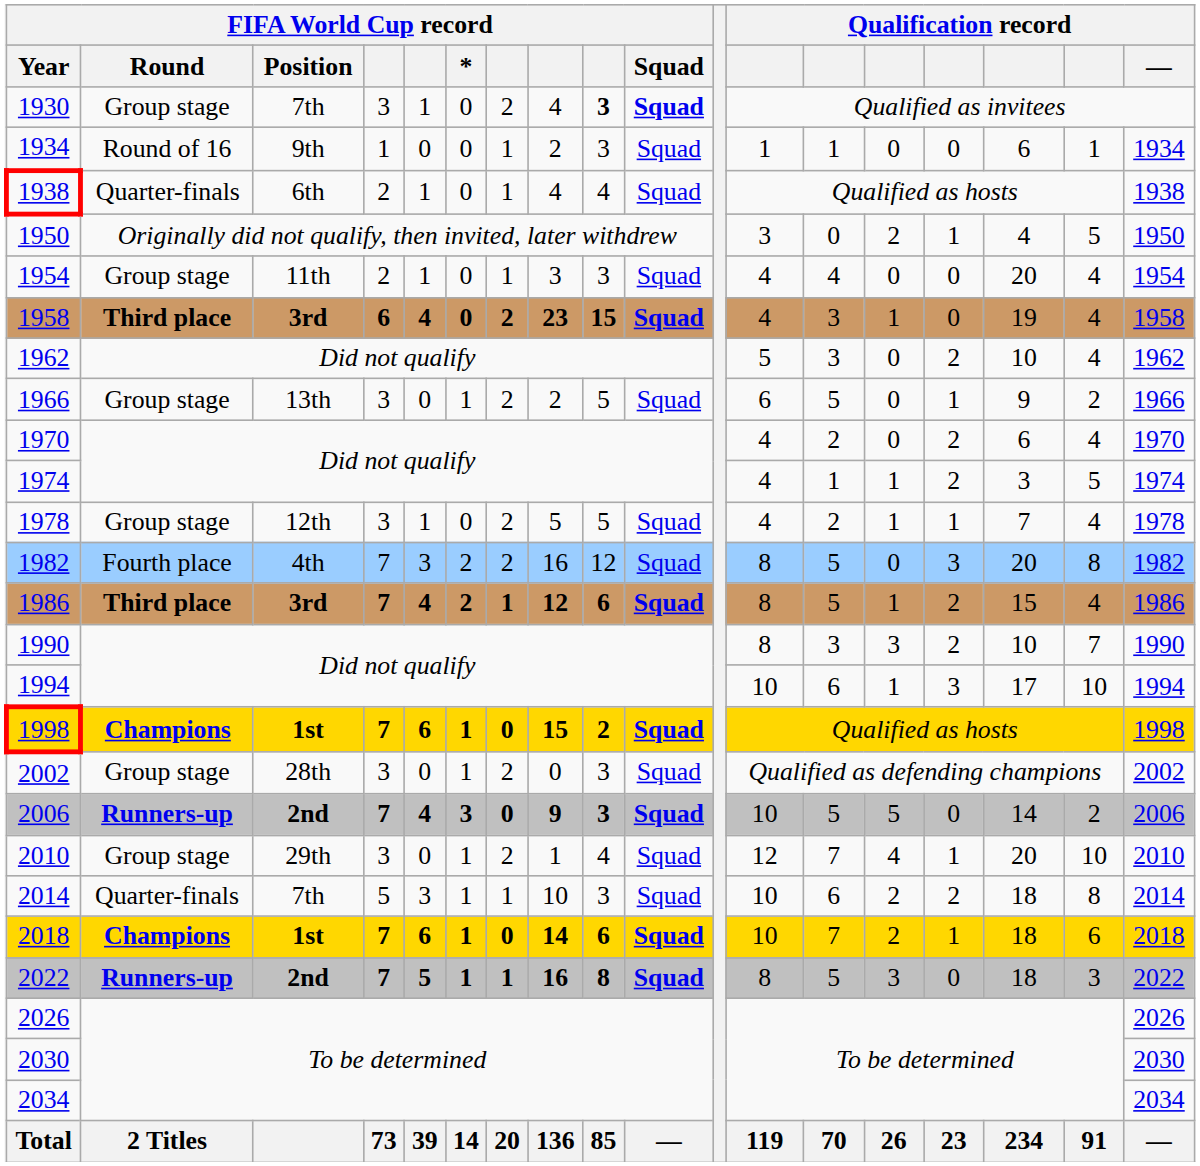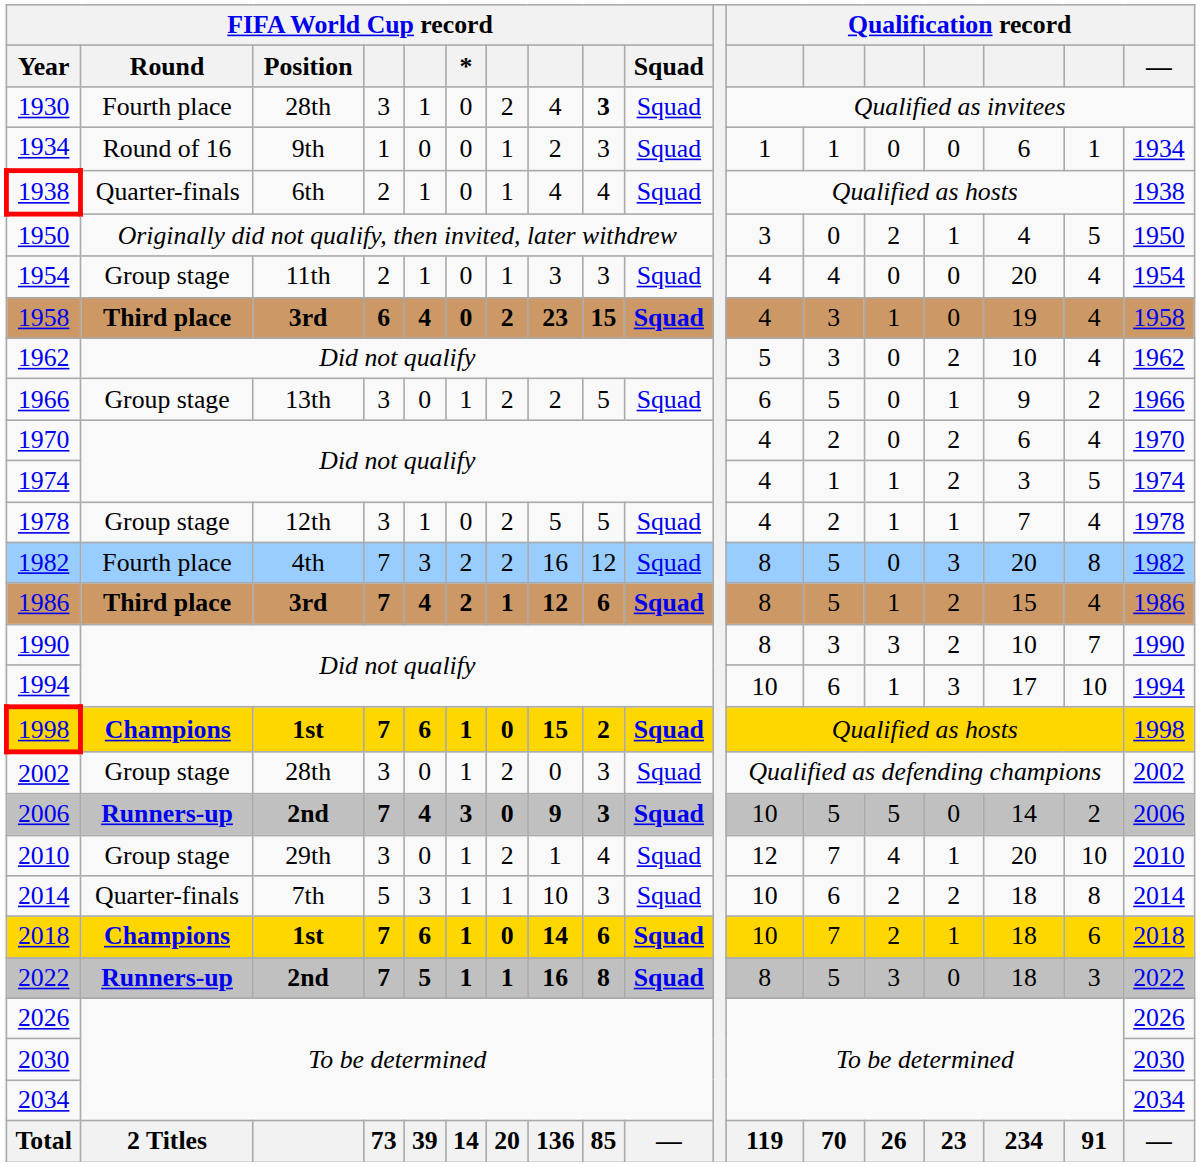(167, 106) Group stage -> (167, 106) Fourth place
(308, 106) 7th -> (308, 106) 28th
(669, 106) bold -> (669, 106) normal
